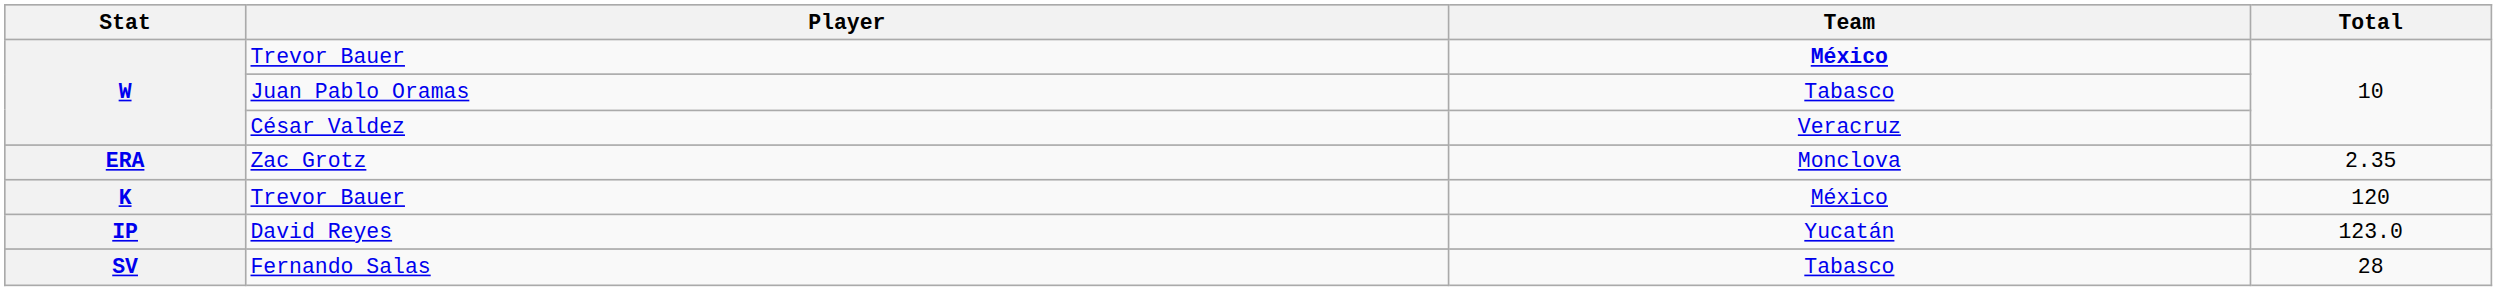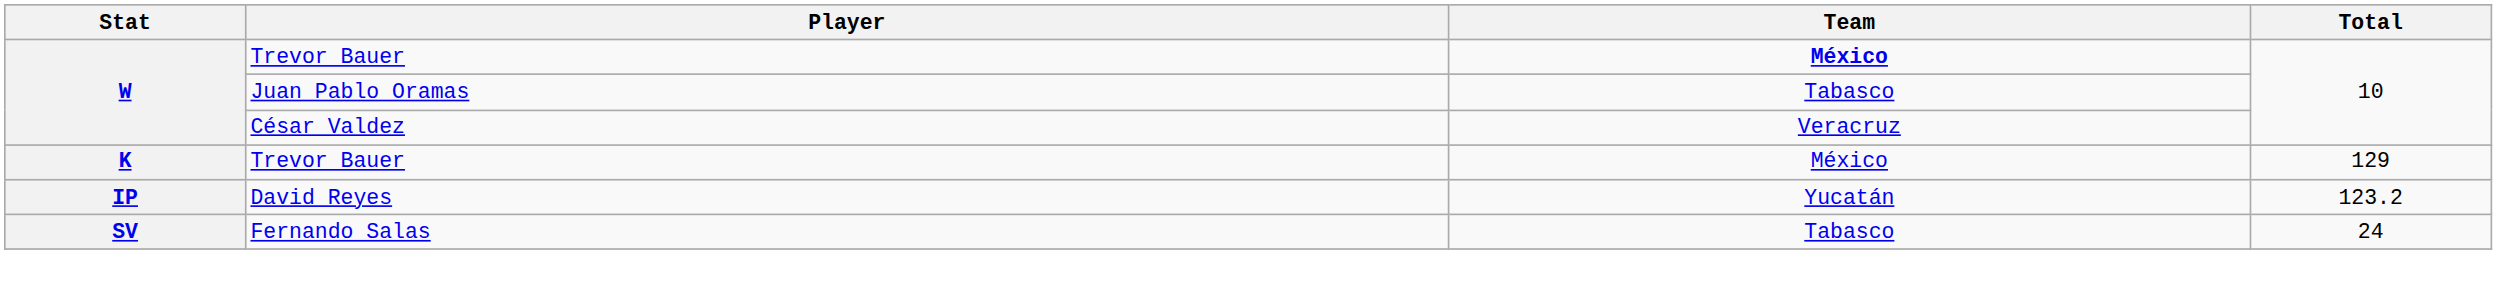- row: (125, 162)
(2371, 197) 120 -> (2371, 162) 129
(2371, 232) 123.0 -> (2371, 197) 123.2
(2371, 267) 28 -> (2371, 232) 24
